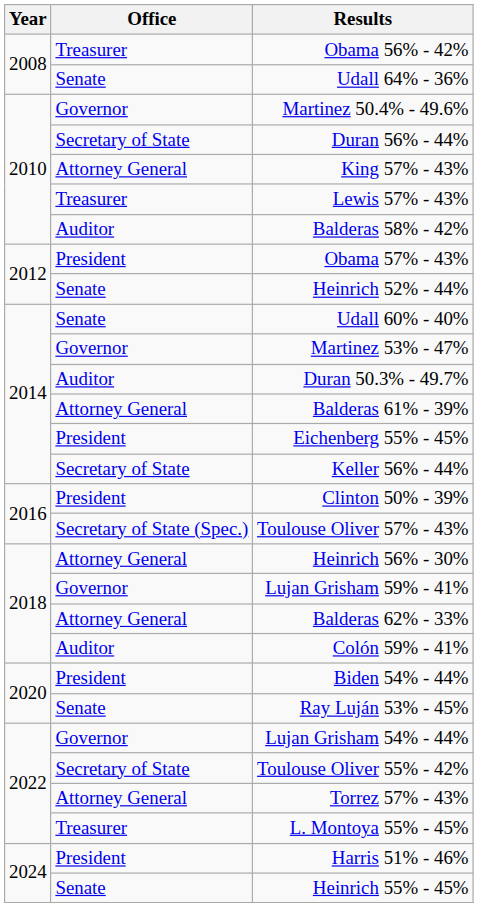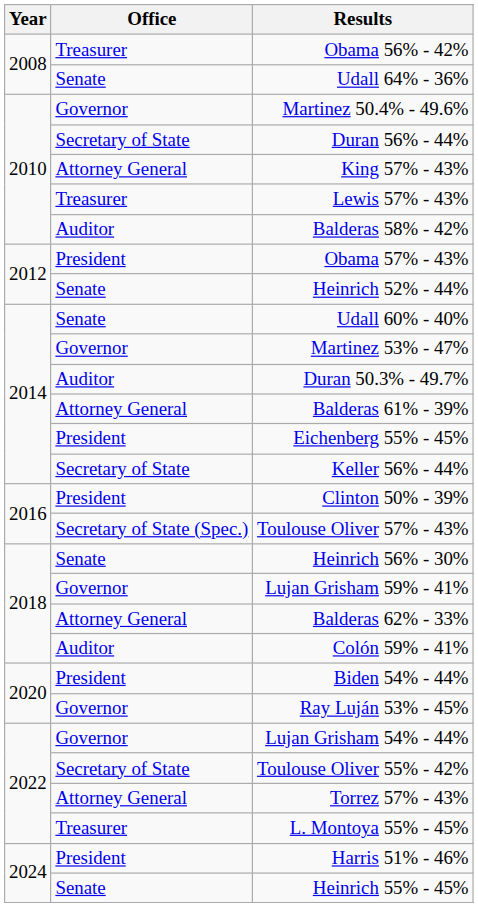(121, 558) Attorney General -> (81, 558) Senate
(81, 708) Senate -> (92, 708) Governor
